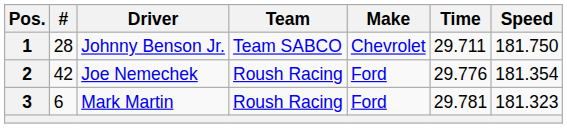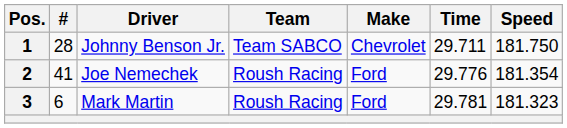(63, 74) 42 -> (63, 74) 41
